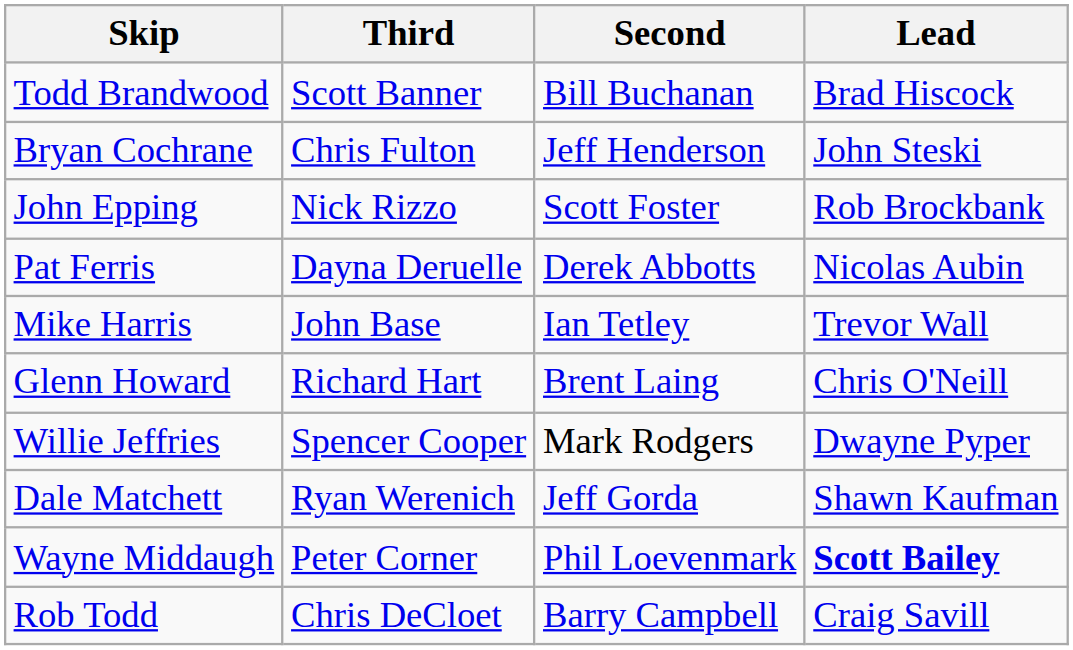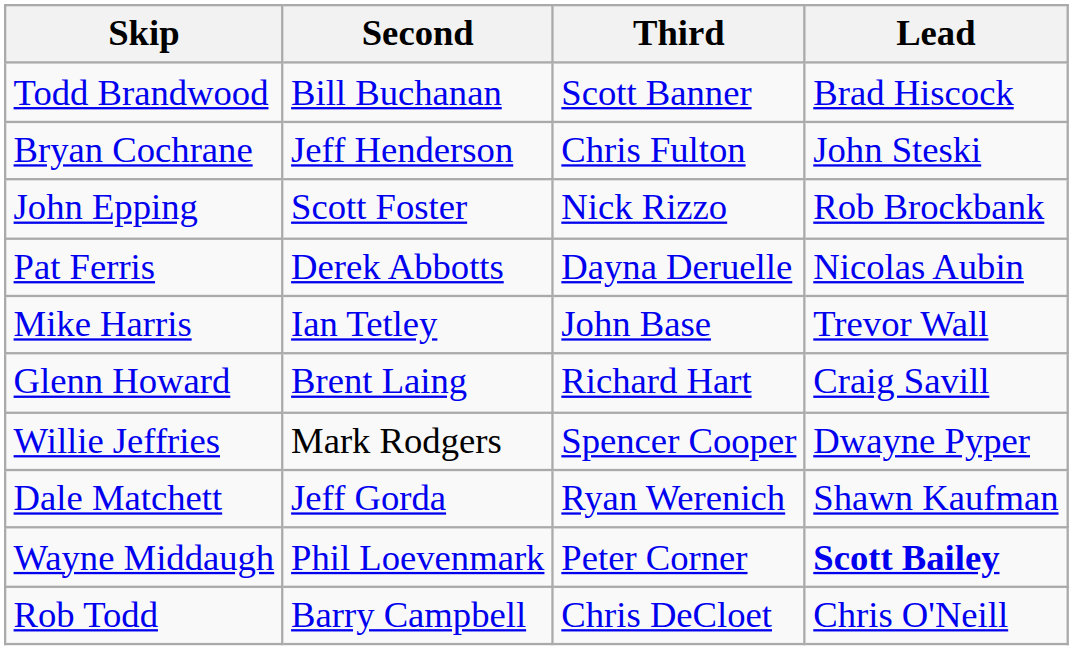columns swapped: (409, 33) <-> (670, 33)
(911, 382) Chris O'Neill -> (901, 382) Craig Savill
(901, 614) Craig Savill -> (911, 614) Chris O'Neill
